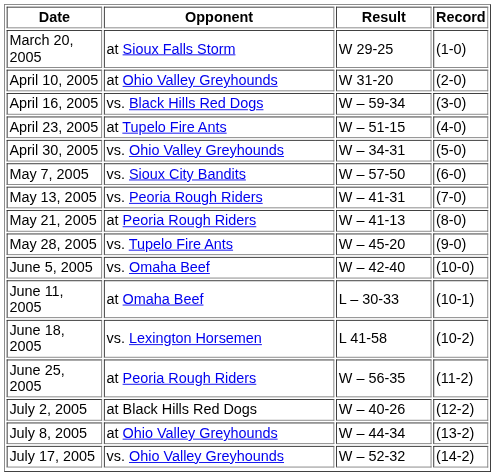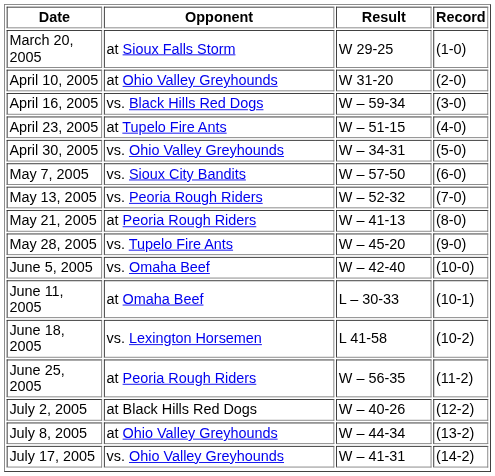(372, 197) W – 41-31 -> (372, 197) W – 52-32
(372, 456) W – 52-32 -> (372, 456) W – 41-31
